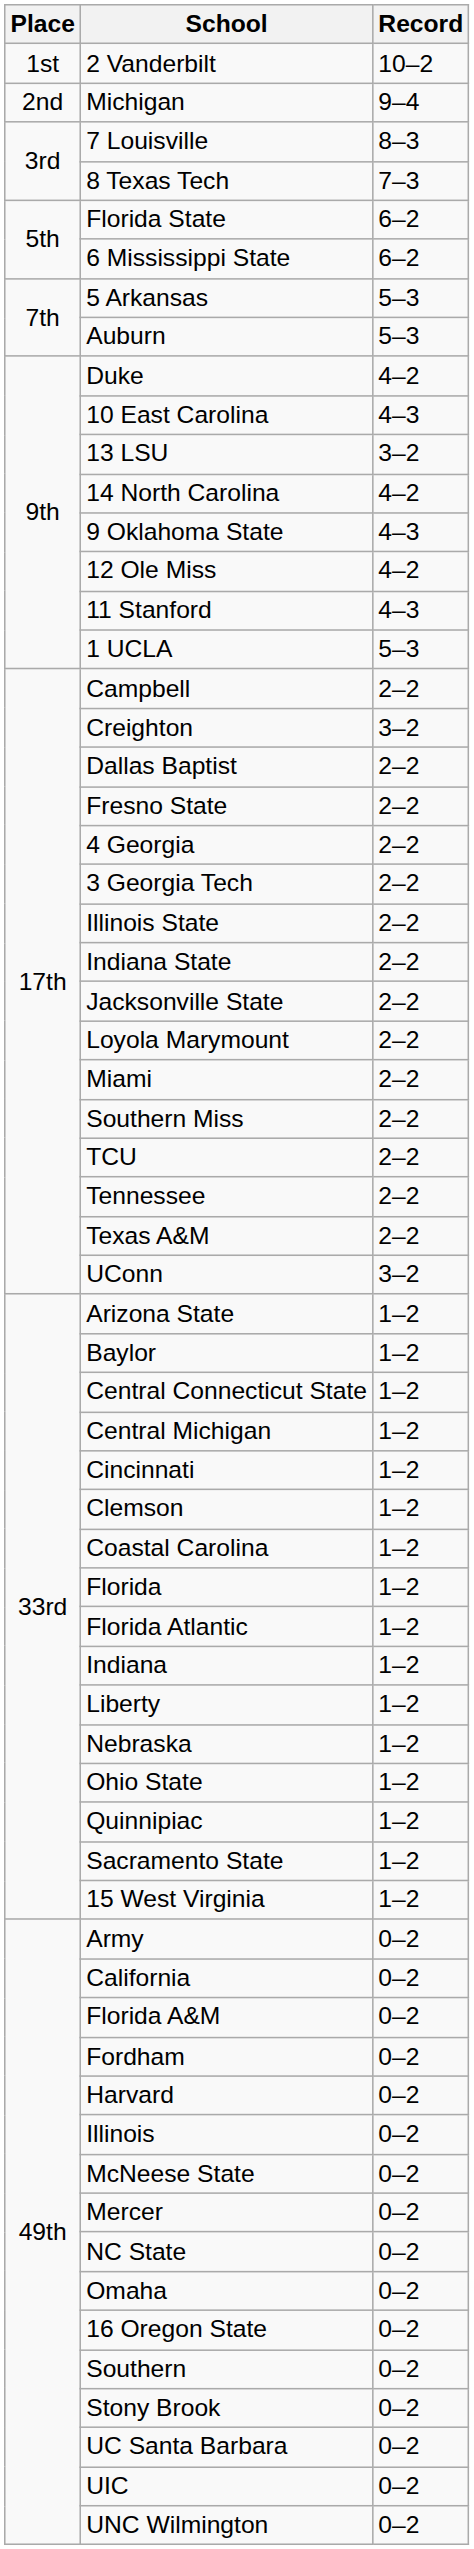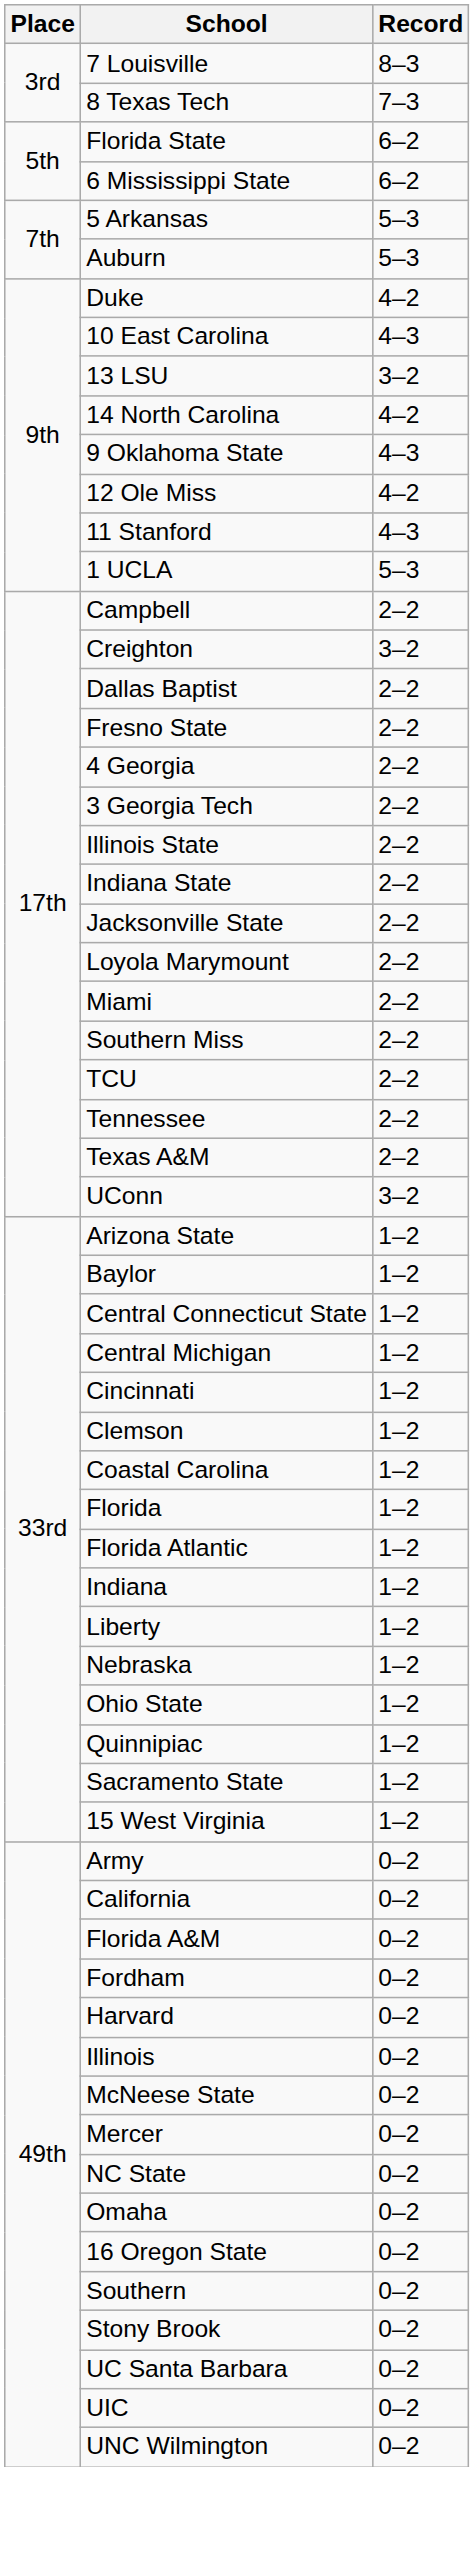- row: (151, 63)
- row: (136, 102)
